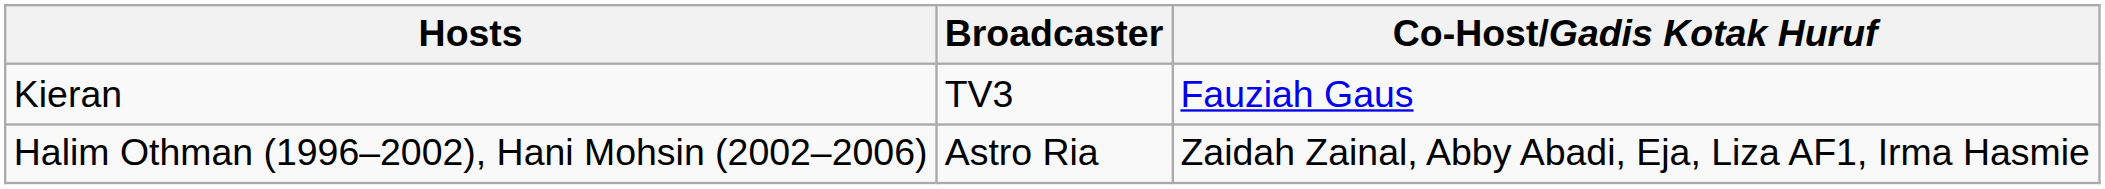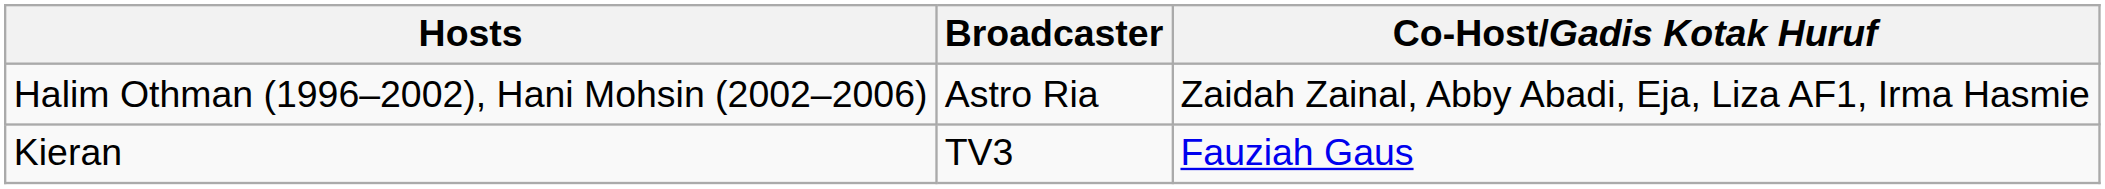rows swapped: (471, 152) <-> (68, 93)
